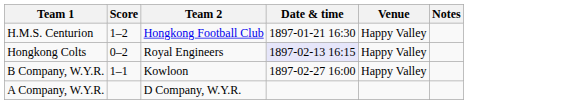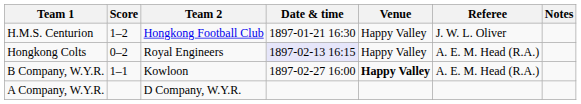+ column: (487, 14)
(394, 71) normal -> (396, 71) bold
